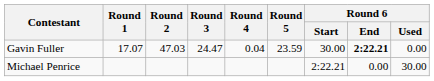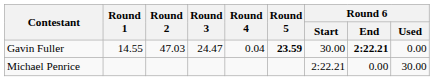(130, 48) 17.07 -> (130, 48) 14.55
(290, 48) normal -> (290, 48) bold
